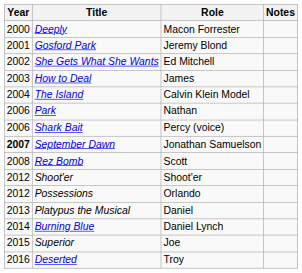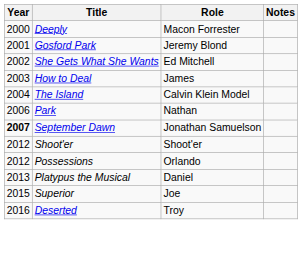- row: (59, 128)
- row: (59, 161)
- row: (64, 227)
